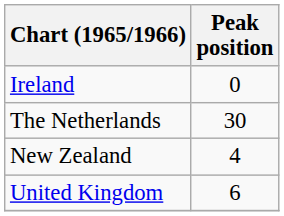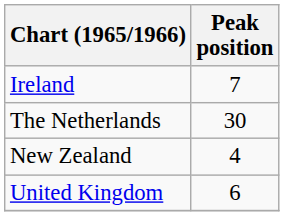(235, 84) 0 -> (235, 84) 7
